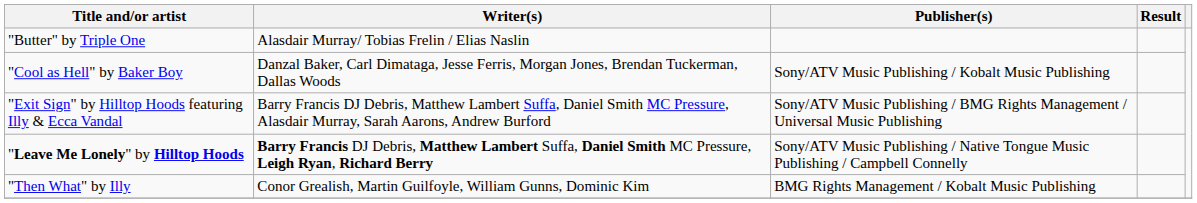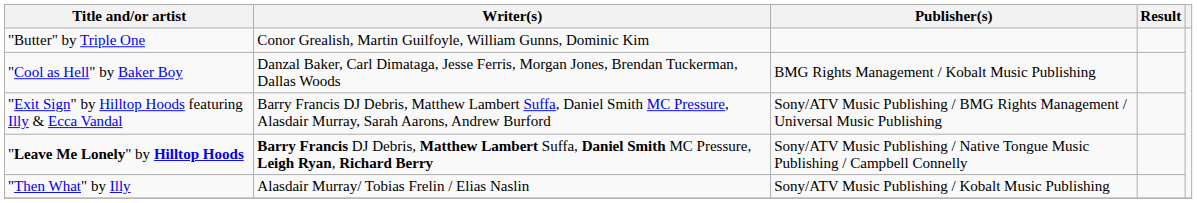(393, 40) Alasdair Murray/ Tobias Frelin / Elias Naslin -> (453, 40) Conor Grealish, Martin Guilfoyle, William Gunns, Dominic Kim
(942, 72) Sony/ATV Music Publishing / Kobalt Music Publishing -> (935, 72) BMG Rights Management / Kobalt Music Publishing
(453, 186) Conor Grealish, Martin Guilfoyle, William Gunns, Dominic Kim -> (393, 186) Alasdair Murray/ Tobias Frelin / Elias Naslin
(935, 186) BMG Rights Management / Kobalt Music Publishing -> (942, 186) Sony/ATV Music Publishing / Kobalt Music Publishing
